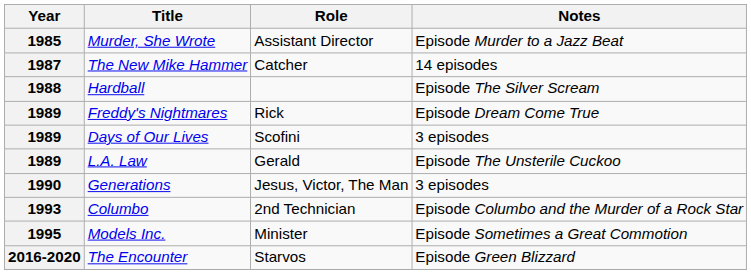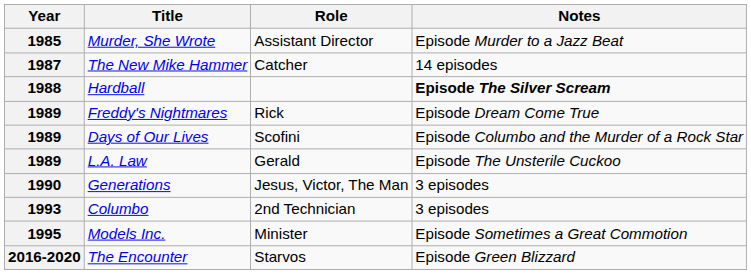(507, 88) normal -> (513, 88) bold
(452, 137) 3 episodes -> (579, 137) Episode Columbo and the Murder of a Rock Star
(579, 209) Episode Columbo and the Murder of a Rock Star -> (452, 209) 3 episodes
